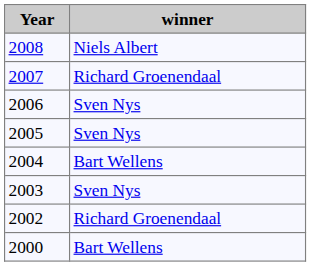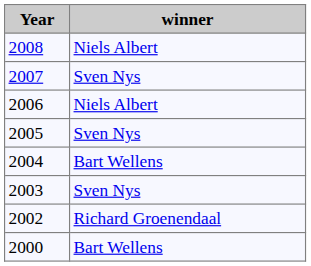(147, 75) Richard Groenendaal -> (107, 75) Sven Nys
(107, 104) Sven Nys -> (116, 104) Niels Albert
